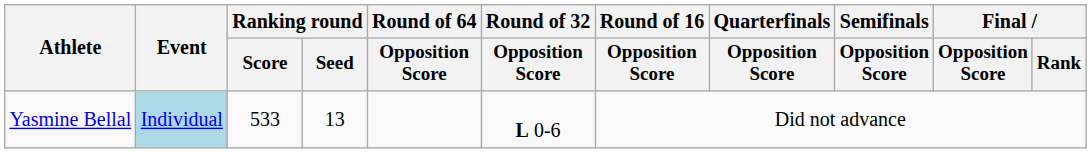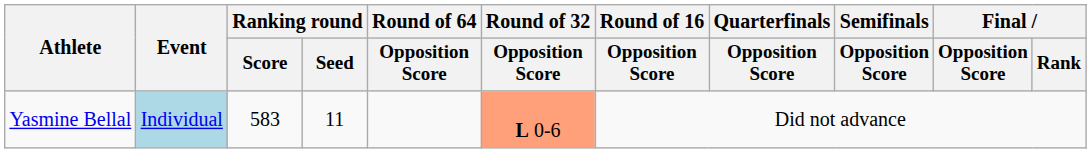(265, 119) 533 -> (265, 119) 583
(335, 119) 13 -> (335, 119) 11
(538, 131) no background -> (538, 131) lightsalmon background
